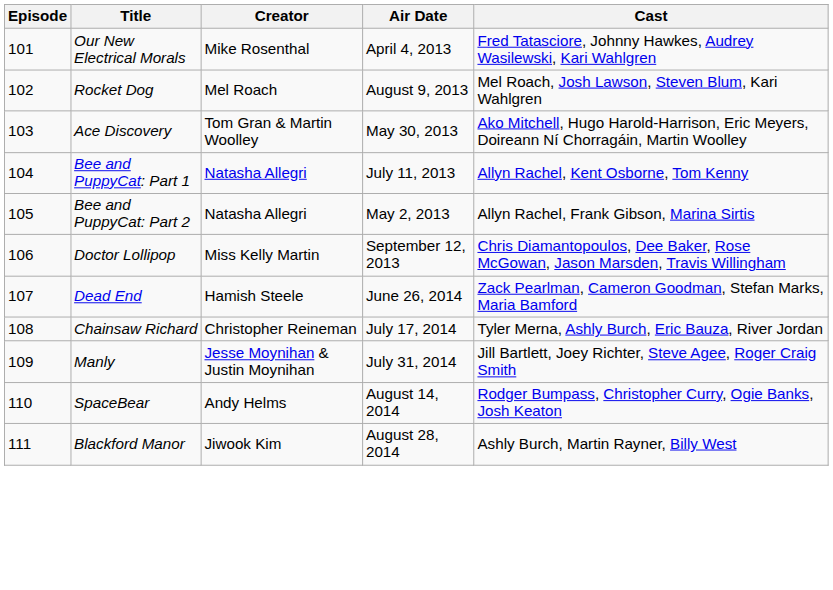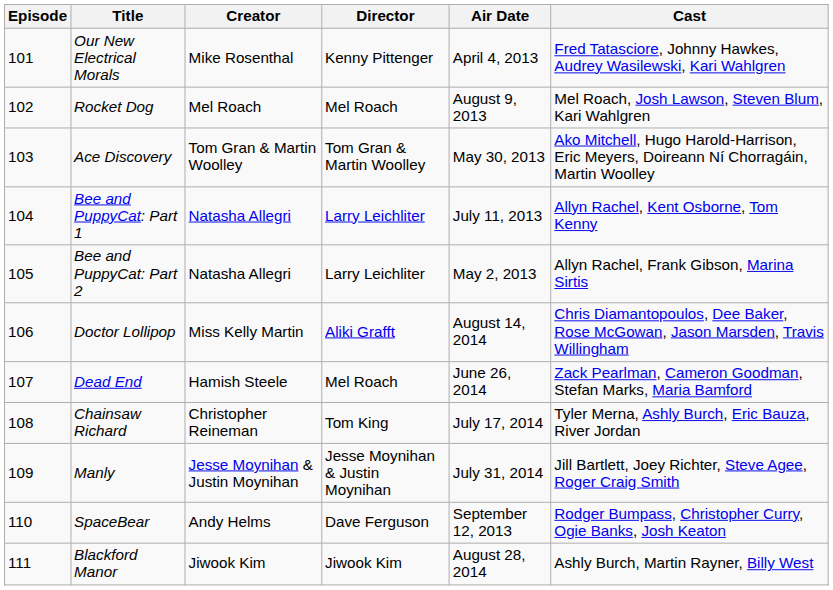+ column: (385, 16)
(416, 255) September 12, 2013 -> (489, 332) August 14, 2014
(402, 402) August 14, 2014 -> (490, 522) September 12, 2013
